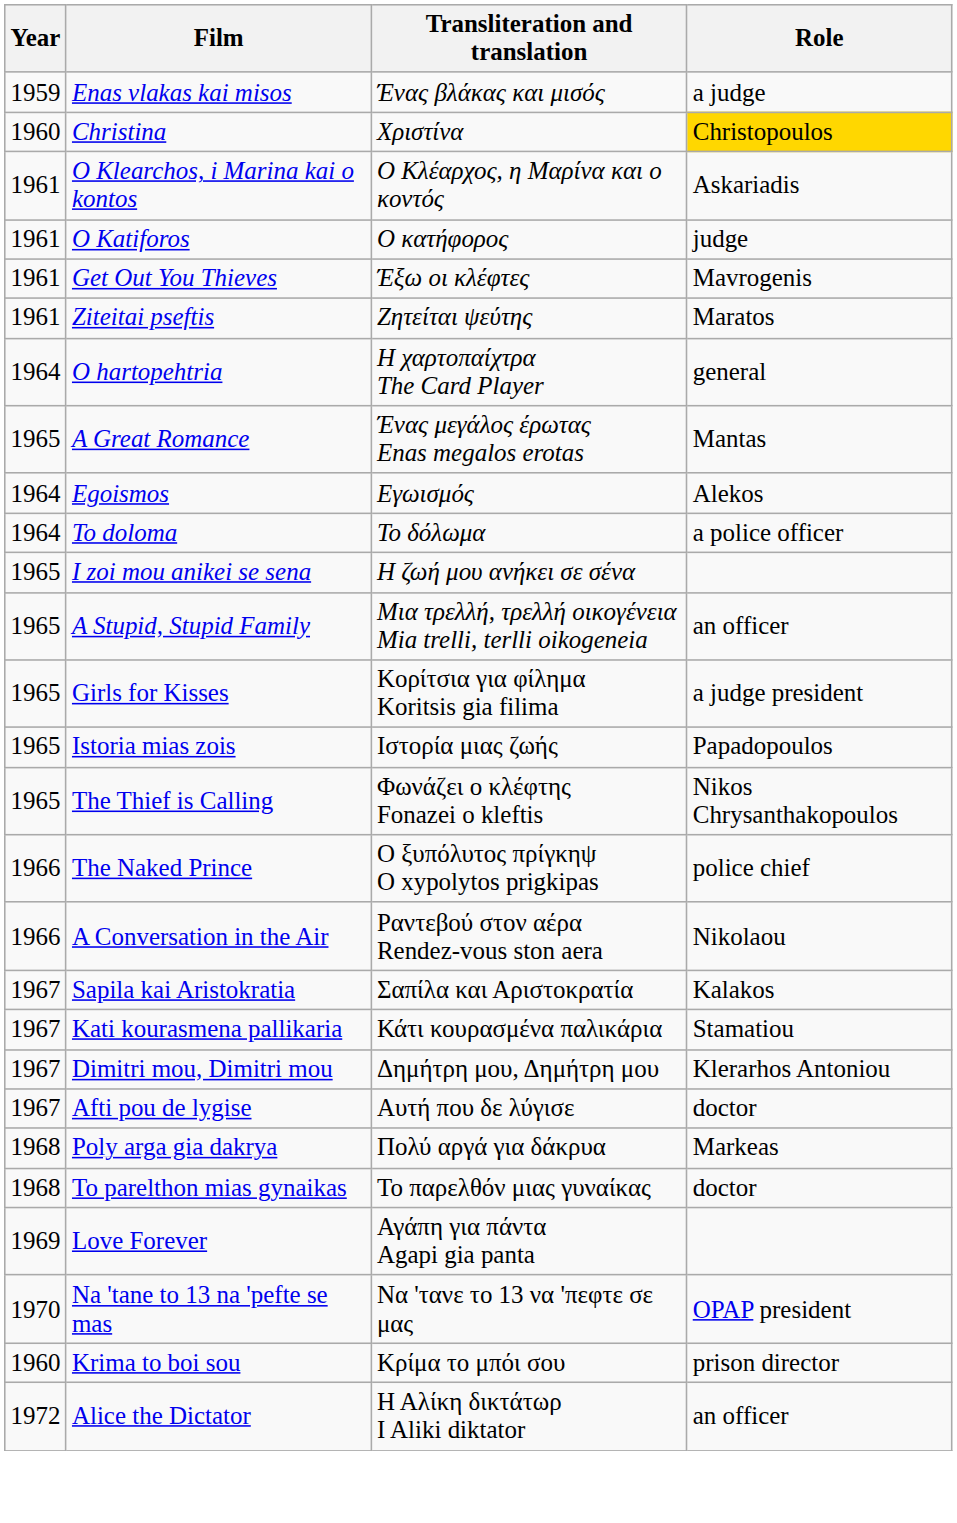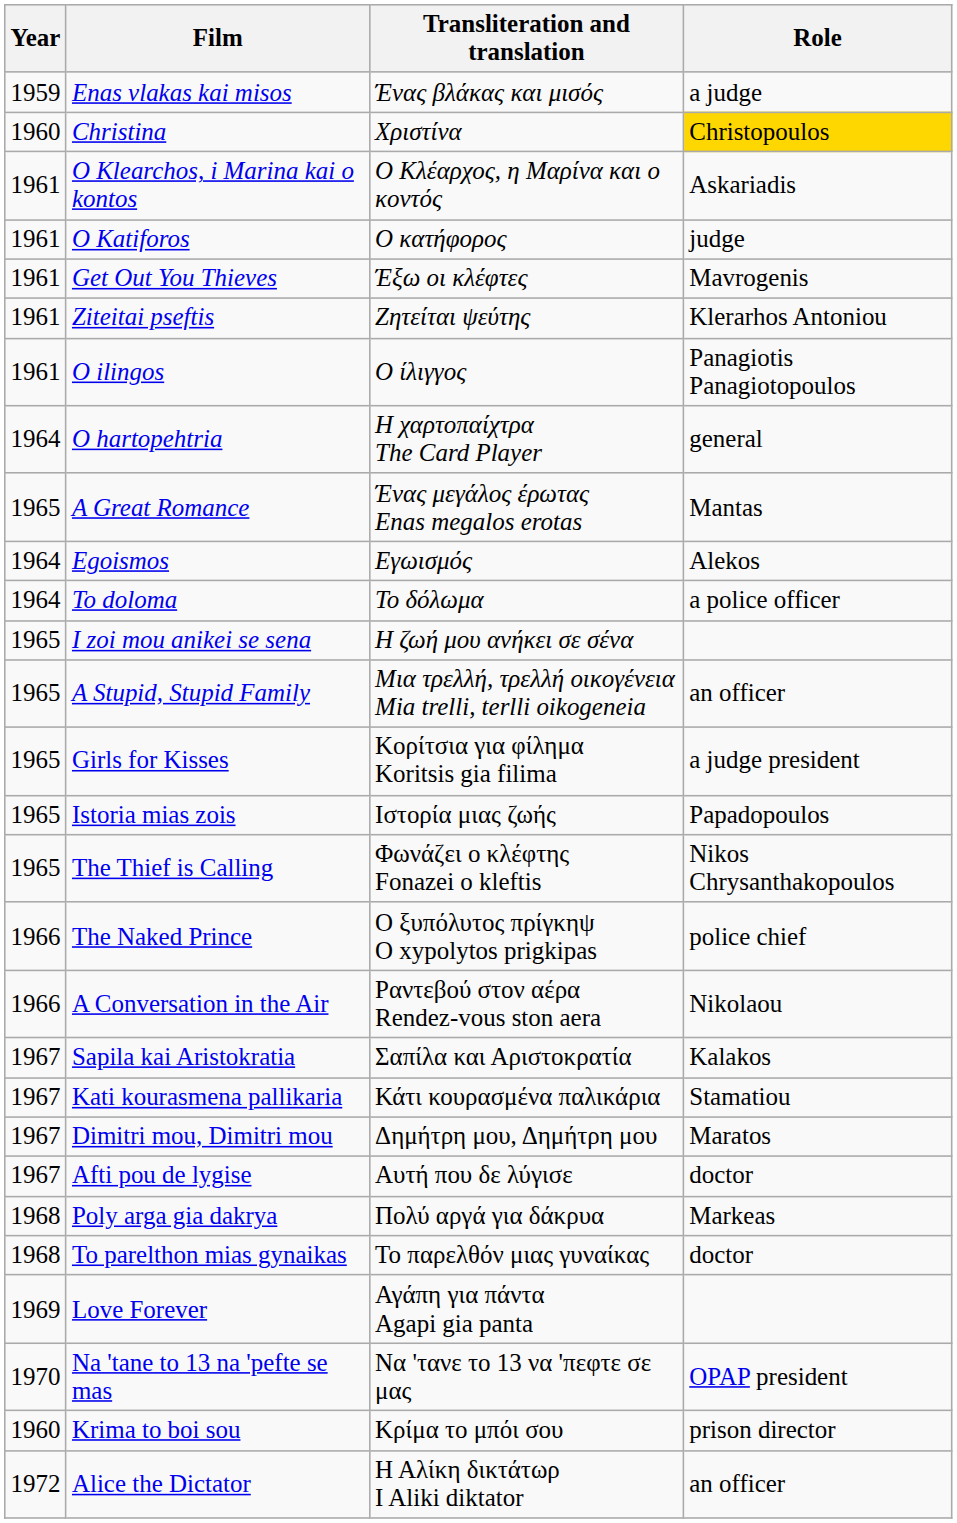(734, 317) Maratos -> (788, 317) Klerarhos Antoniou
+ row: (118, 371)
(792, 1068) Klerarhos Antoniou -> (730, 1136) Maratos
